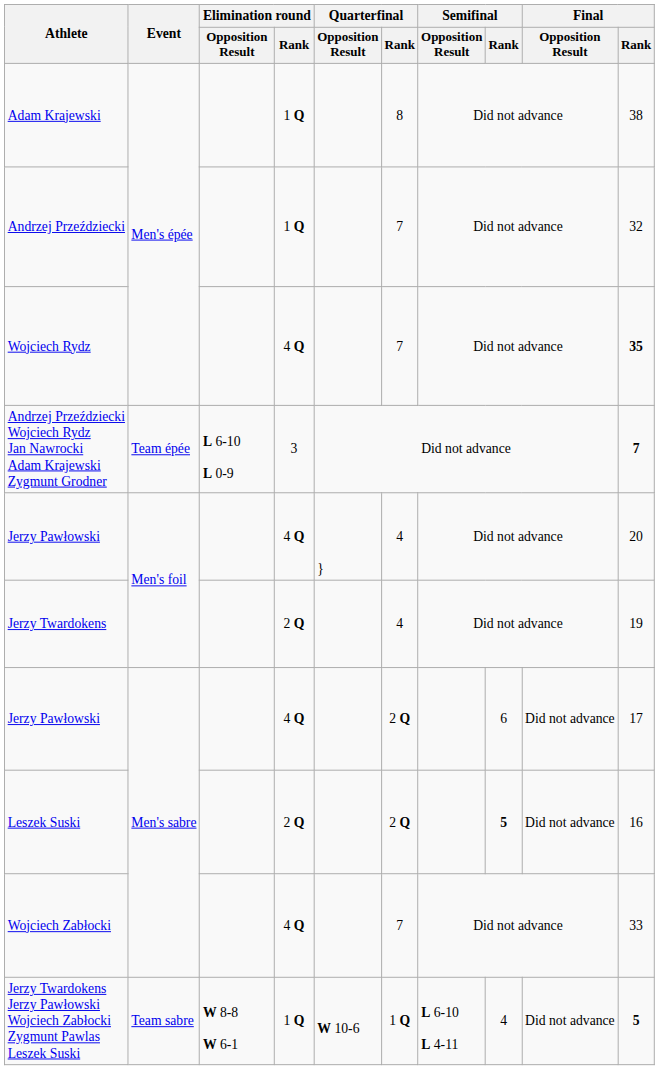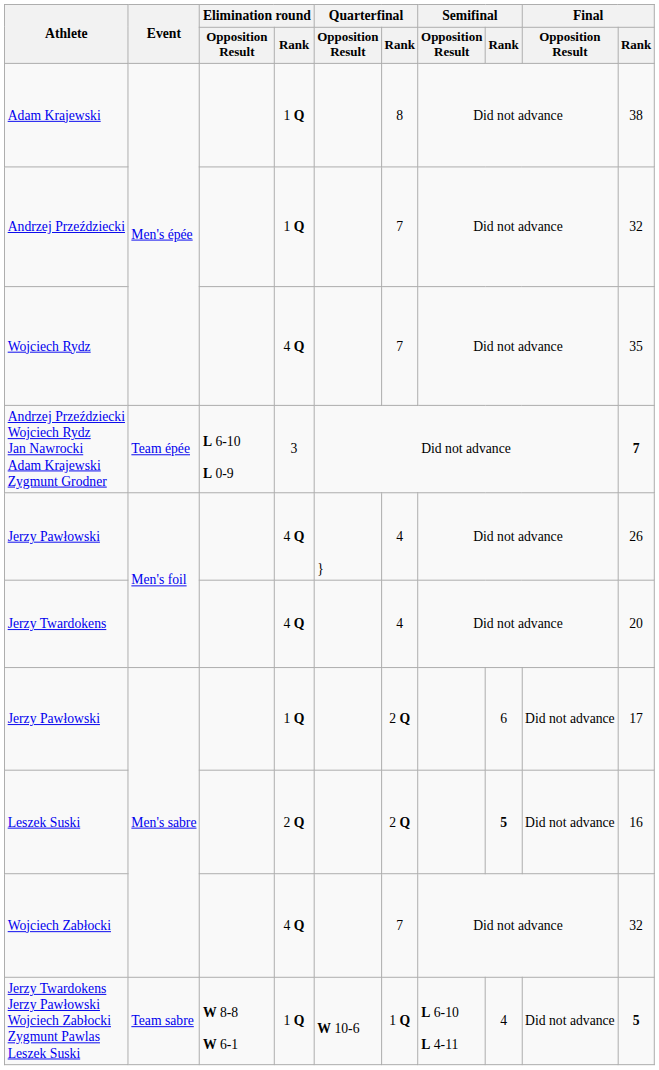(636, 346) bold -> (636, 346) normal
(636, 536) 20 -> (636, 536) 26
(294, 624) 2 Q -> (294, 624) 4 Q
(636, 624) 19 -> (636, 624) 20
(294, 719) 4 Q -> (294, 719) 1 Q
(636, 926) 33 -> (636, 926) 32
